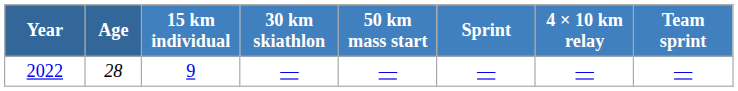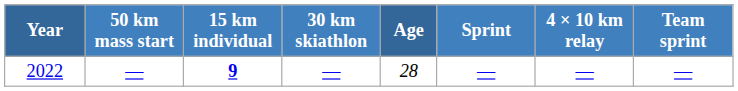columns swapped: (113, 30) <-> (388, 30)
(191, 71) normal -> (233, 71) bold
